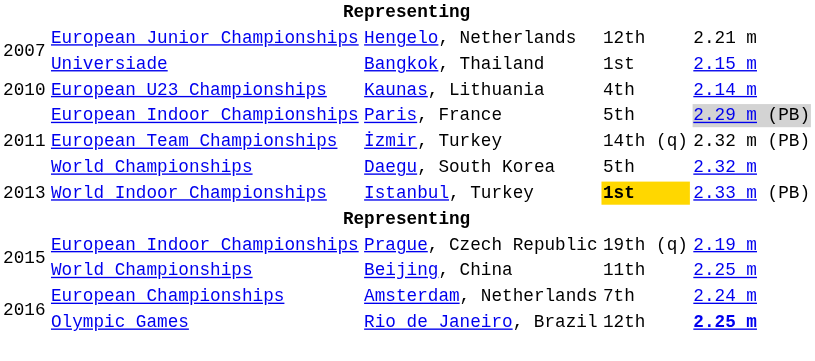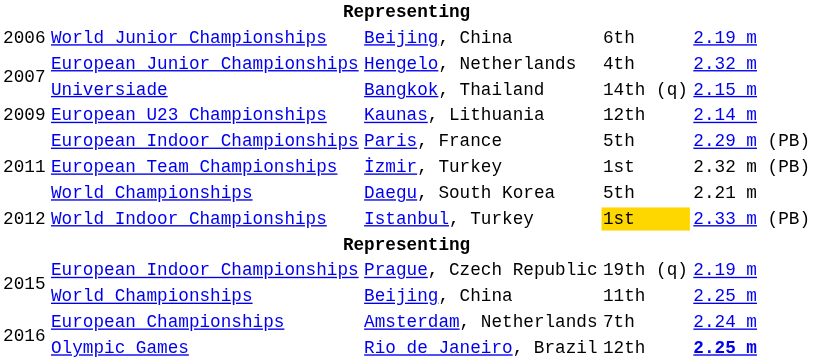+ row: (189, 38)
(624, 38) 12th -> (619, 64) 4th
(725, 38) 2.21 m -> (725, 64) 2.32 m
(619, 64) 1st -> (645, 90) 14th (q)
(24, 90) 2010 -> (24, 116) 2009
(619, 90) 4th -> (624, 116) 12th
(752, 116) lightgrey background -> (752, 141) no background
(645, 141) 14th (q) -> (619, 167) 1st
(725, 167) 2.32 m -> (725, 193) 2.21 m
(24, 193) 2013 -> (24, 219) 2012
(619, 193) bold -> (619, 219) normal
